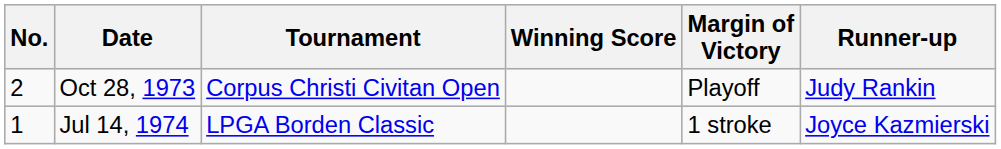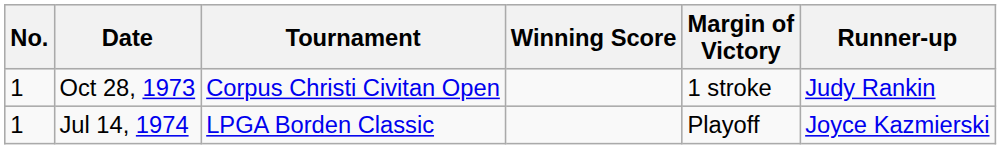(17, 88) 2 -> (17, 88) 1
(724, 88) Playoff -> (730, 88) 1 stroke
(730, 125) 1 stroke -> (724, 125) Playoff
